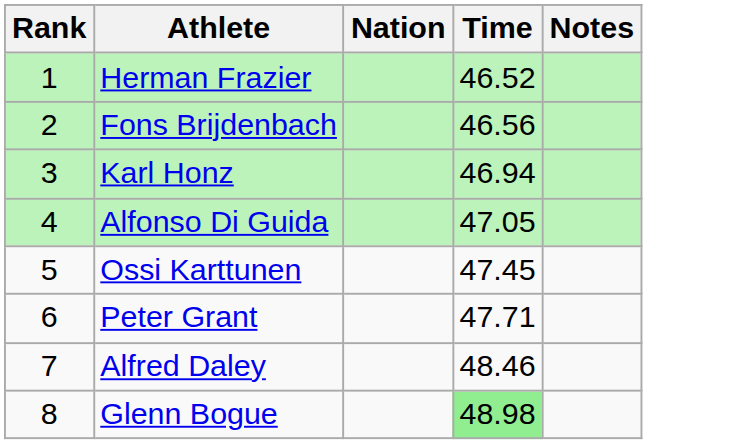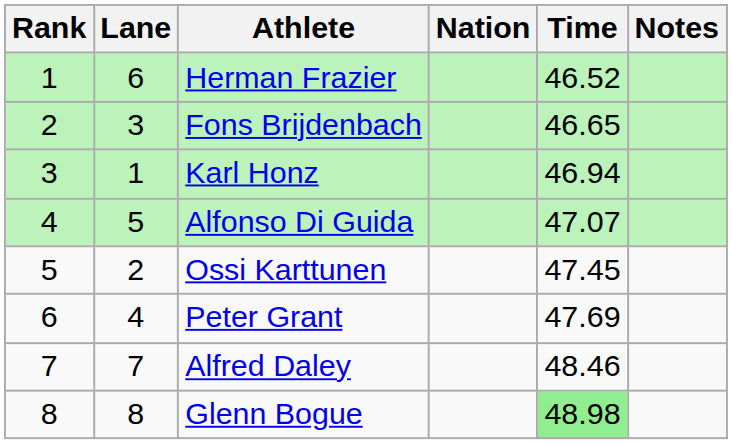+ column: (136, 28)
(498, 125) 46.56 -> (583, 125) 46.65
(498, 221) 47.05 -> (583, 221) 47.07
(498, 317) 47.71 -> (583, 317) 47.69
